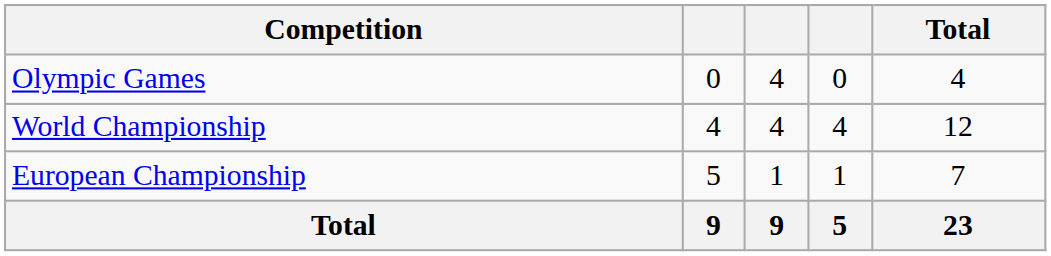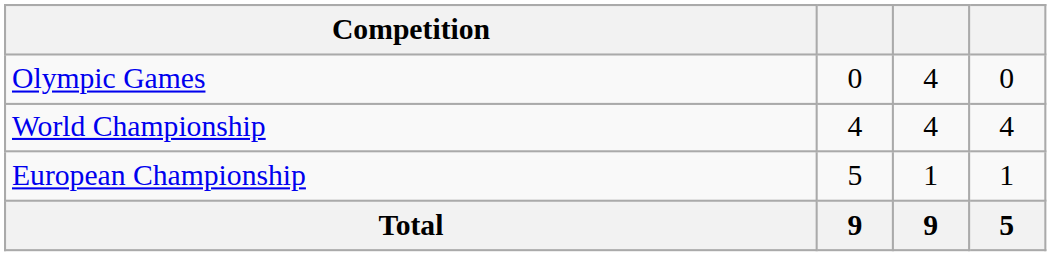- column: (958, 29)
